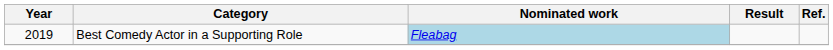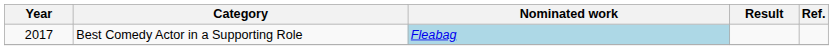(39, 34) 2019 -> (39, 34) 2017
